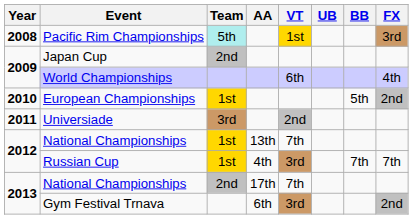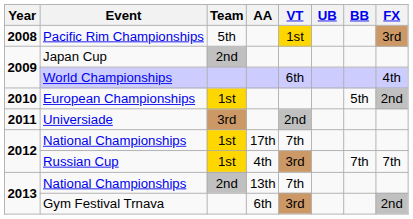(227, 36) paleturquoise background -> (227, 36) no background
(263, 141) 13th -> (263, 141) 17th
(263, 183) 17th -> (263, 183) 13th
